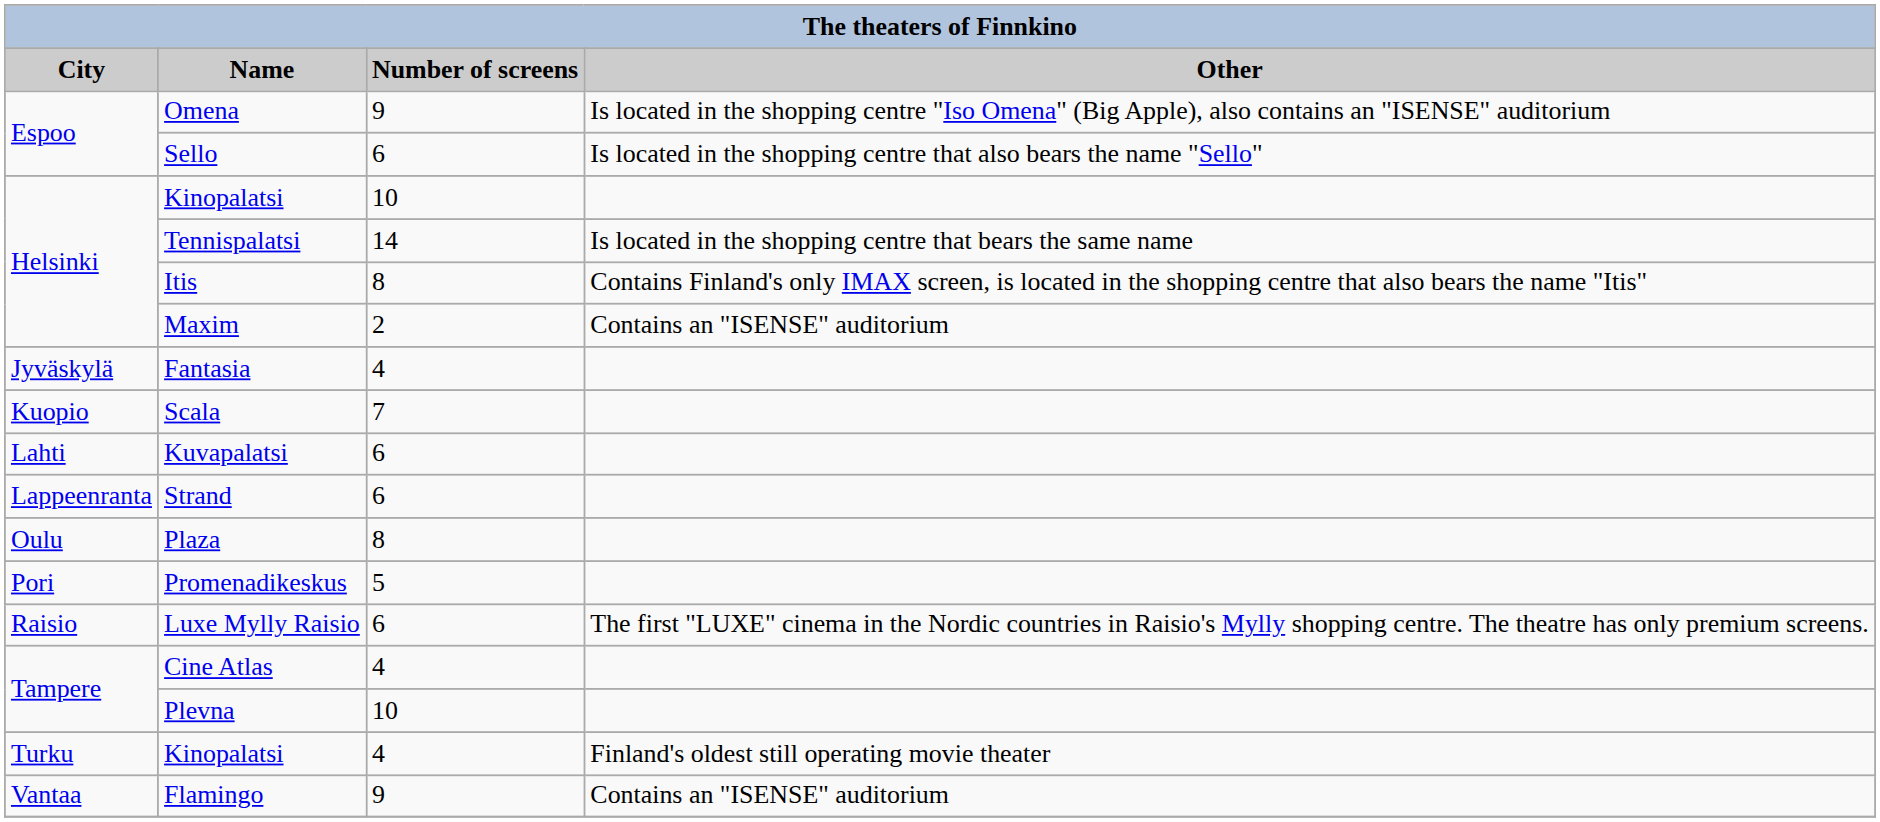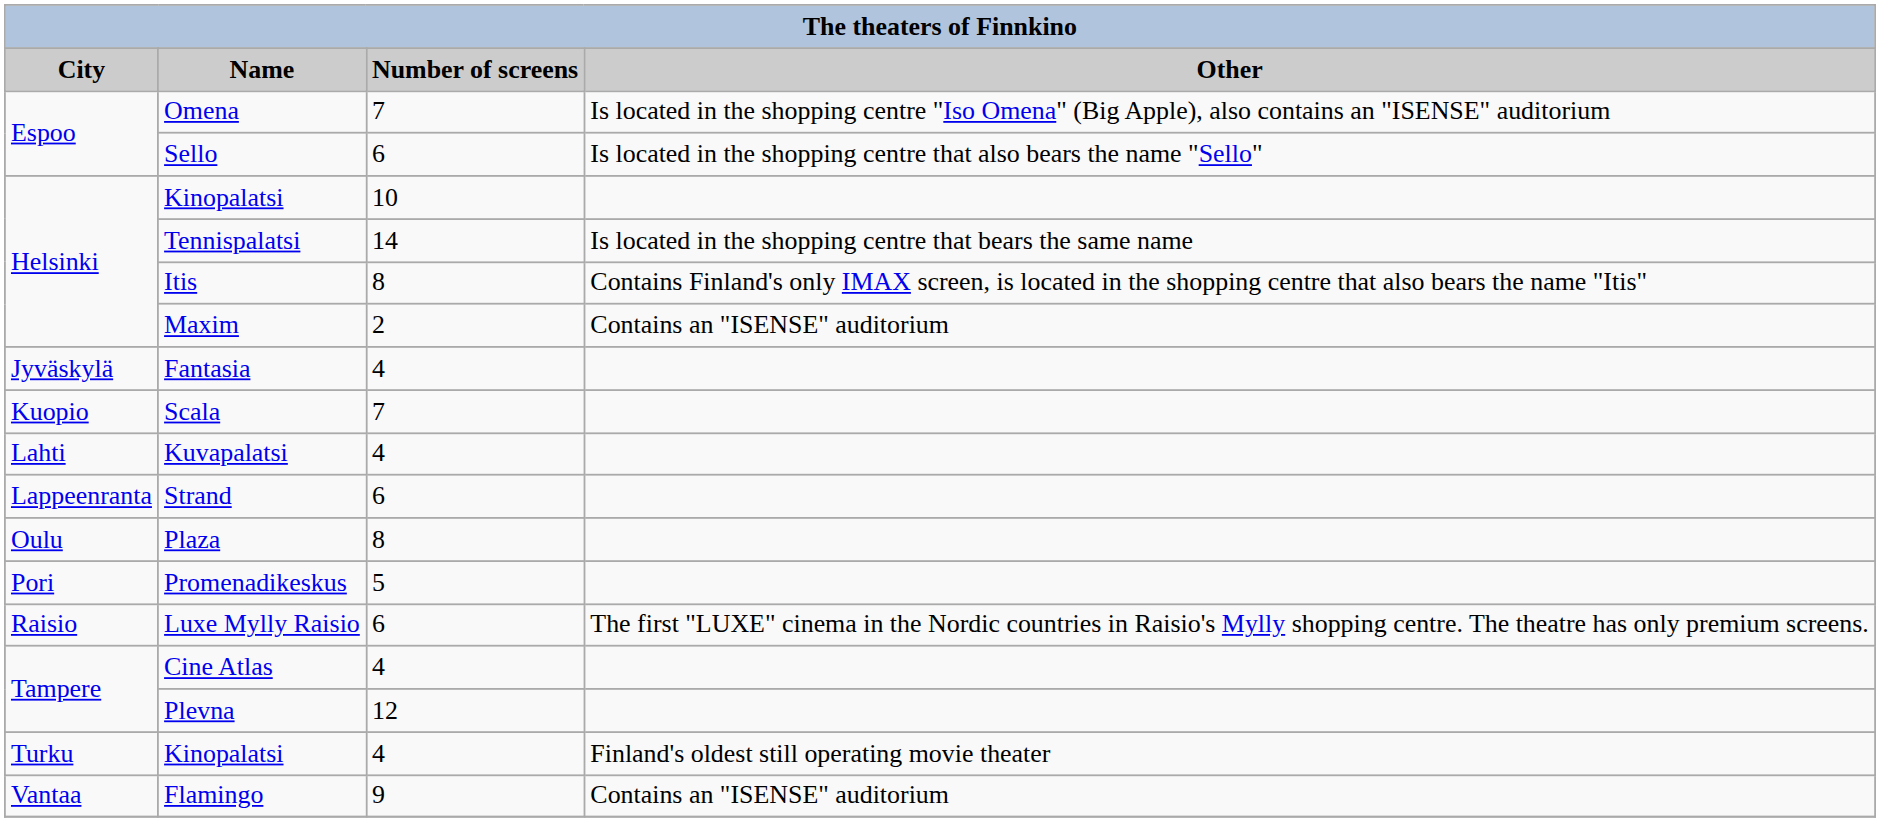(378, 111) 9 -> (378, 111) 7
(378, 453) 6 -> (378, 453) 4
(385, 710) 10 -> (385, 710) 12
